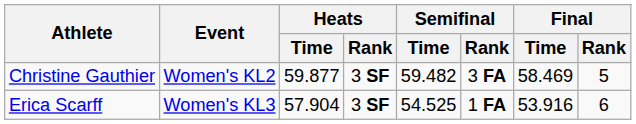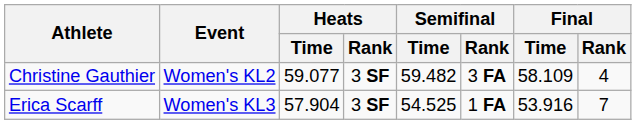(312, 77) 59.877 -> (312, 77) 59.077
(545, 77) 58.469 -> (545, 77) 58.109
(604, 77) 5 -> (604, 77) 4
(604, 105) 6 -> (604, 105) 7
